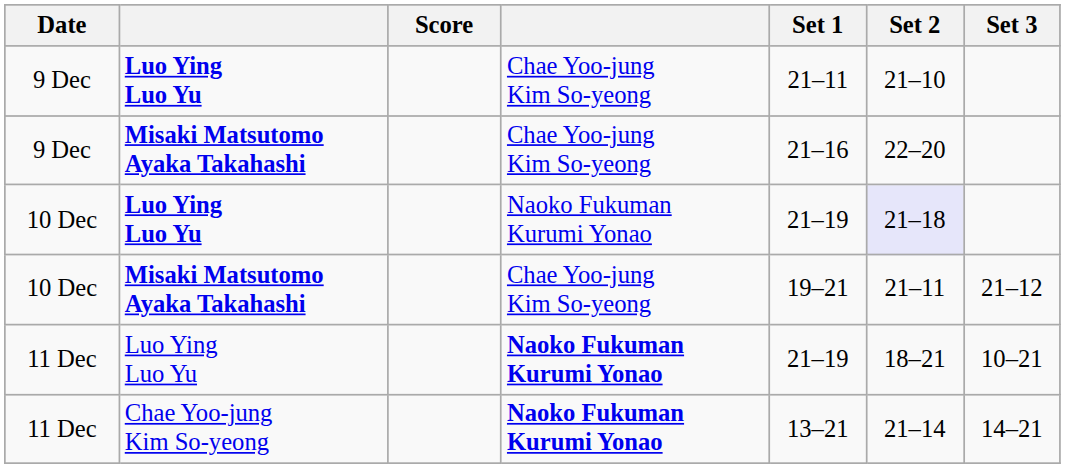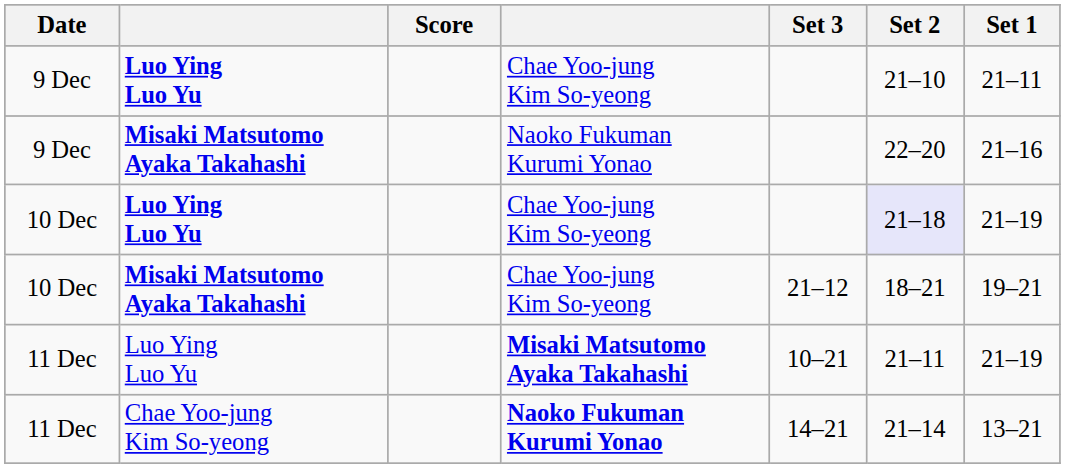columns swapped: (818, 25) <-> (1012, 25)
(581, 150) Chae Yoo-jung Kim So-yeong -> (589, 150) Naoko Fukuman Kurumi Yonao
(589, 219) Naoko Fukuman Kurumi Yonao -> (581, 219) Chae Yoo-jung Kim So-yeong
(915, 289) 21–11 -> (915, 289) 18–21
(596, 359) Naoko Fukuman Kurumi Yonao -> (606, 359) Misaki Matsutomo Ayaka Takahashi
(915, 359) 18–21 -> (915, 359) 21–11
